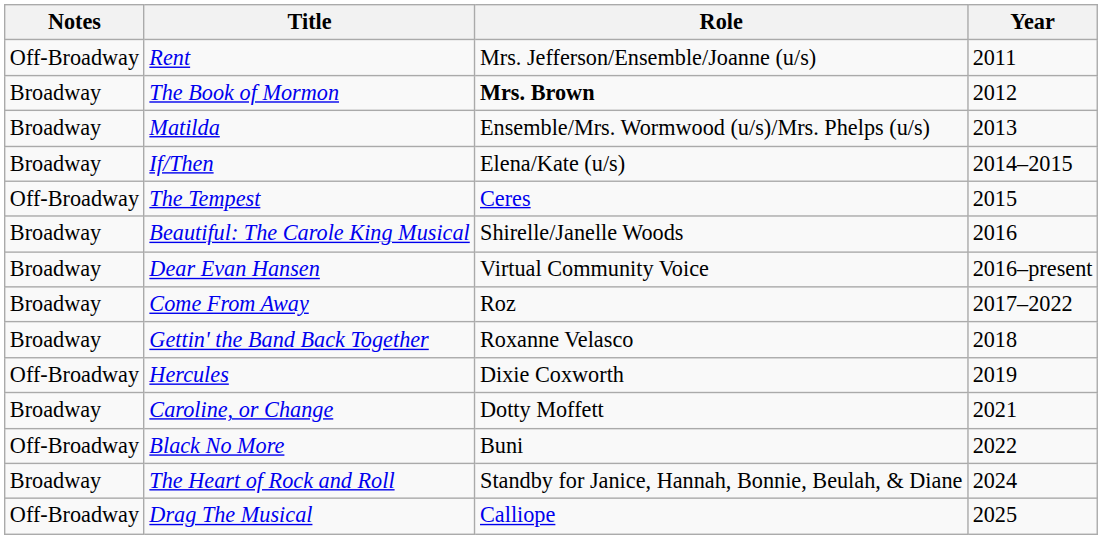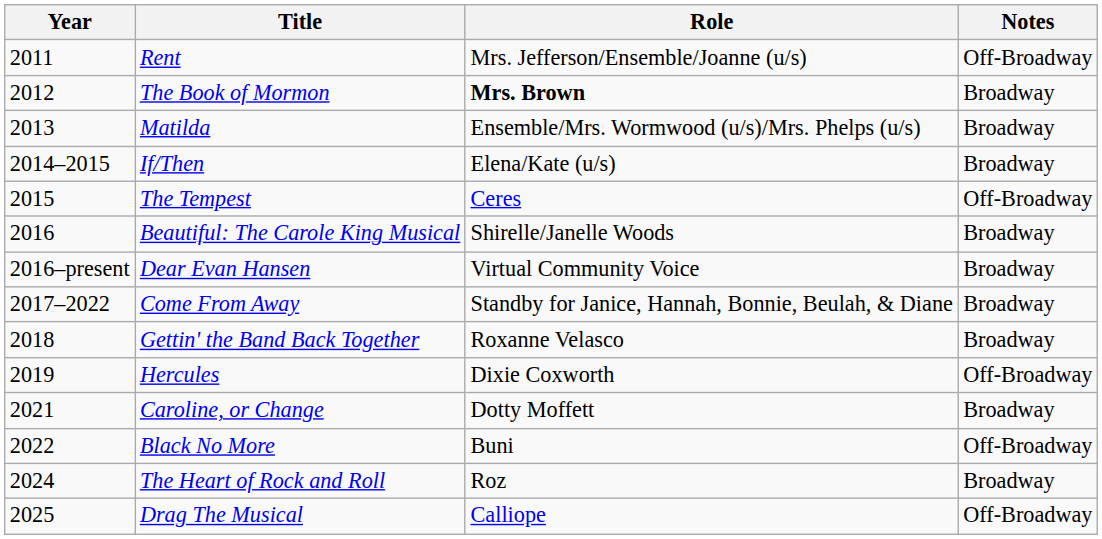columns swapped: (1033, 22) <-> (74, 22)
(498, 304) Roz -> (712, 304) Standby for Janice, Hannah, Bonnie, Beulah, & Diane
(721, 480) Standby for Janice, Hannah, Bonnie, Beulah, & Diane -> (488, 480) Roz
